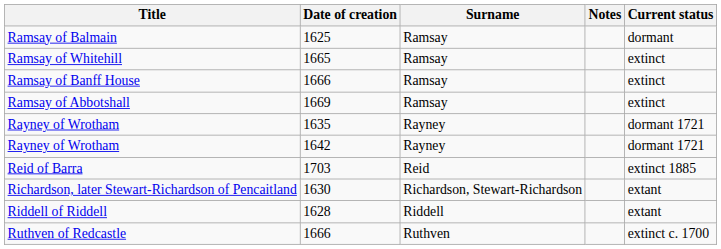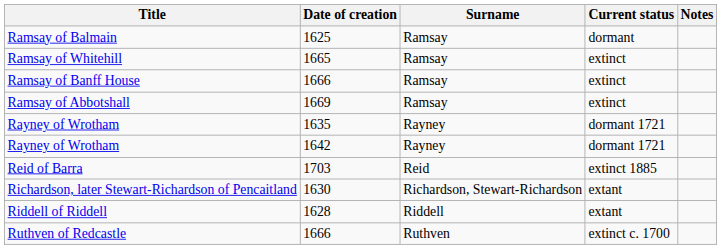columns swapped: (671, 15) <-> (605, 15)
